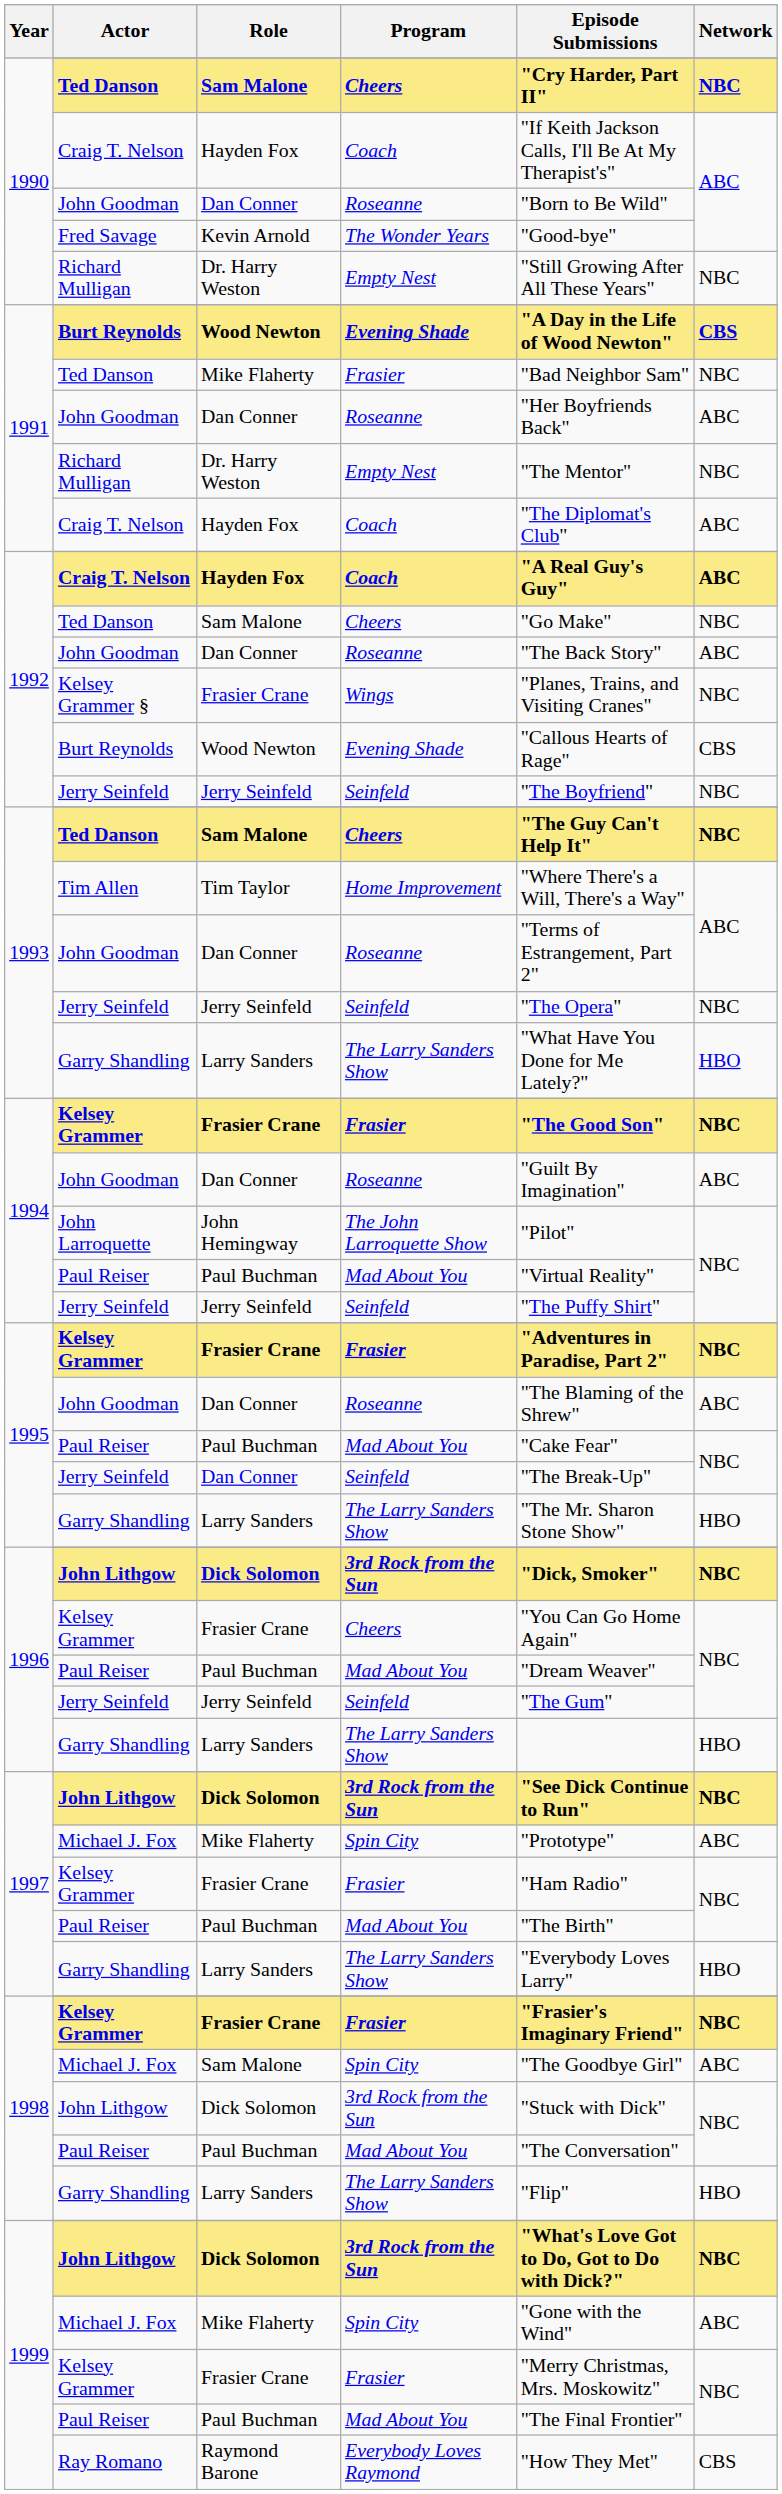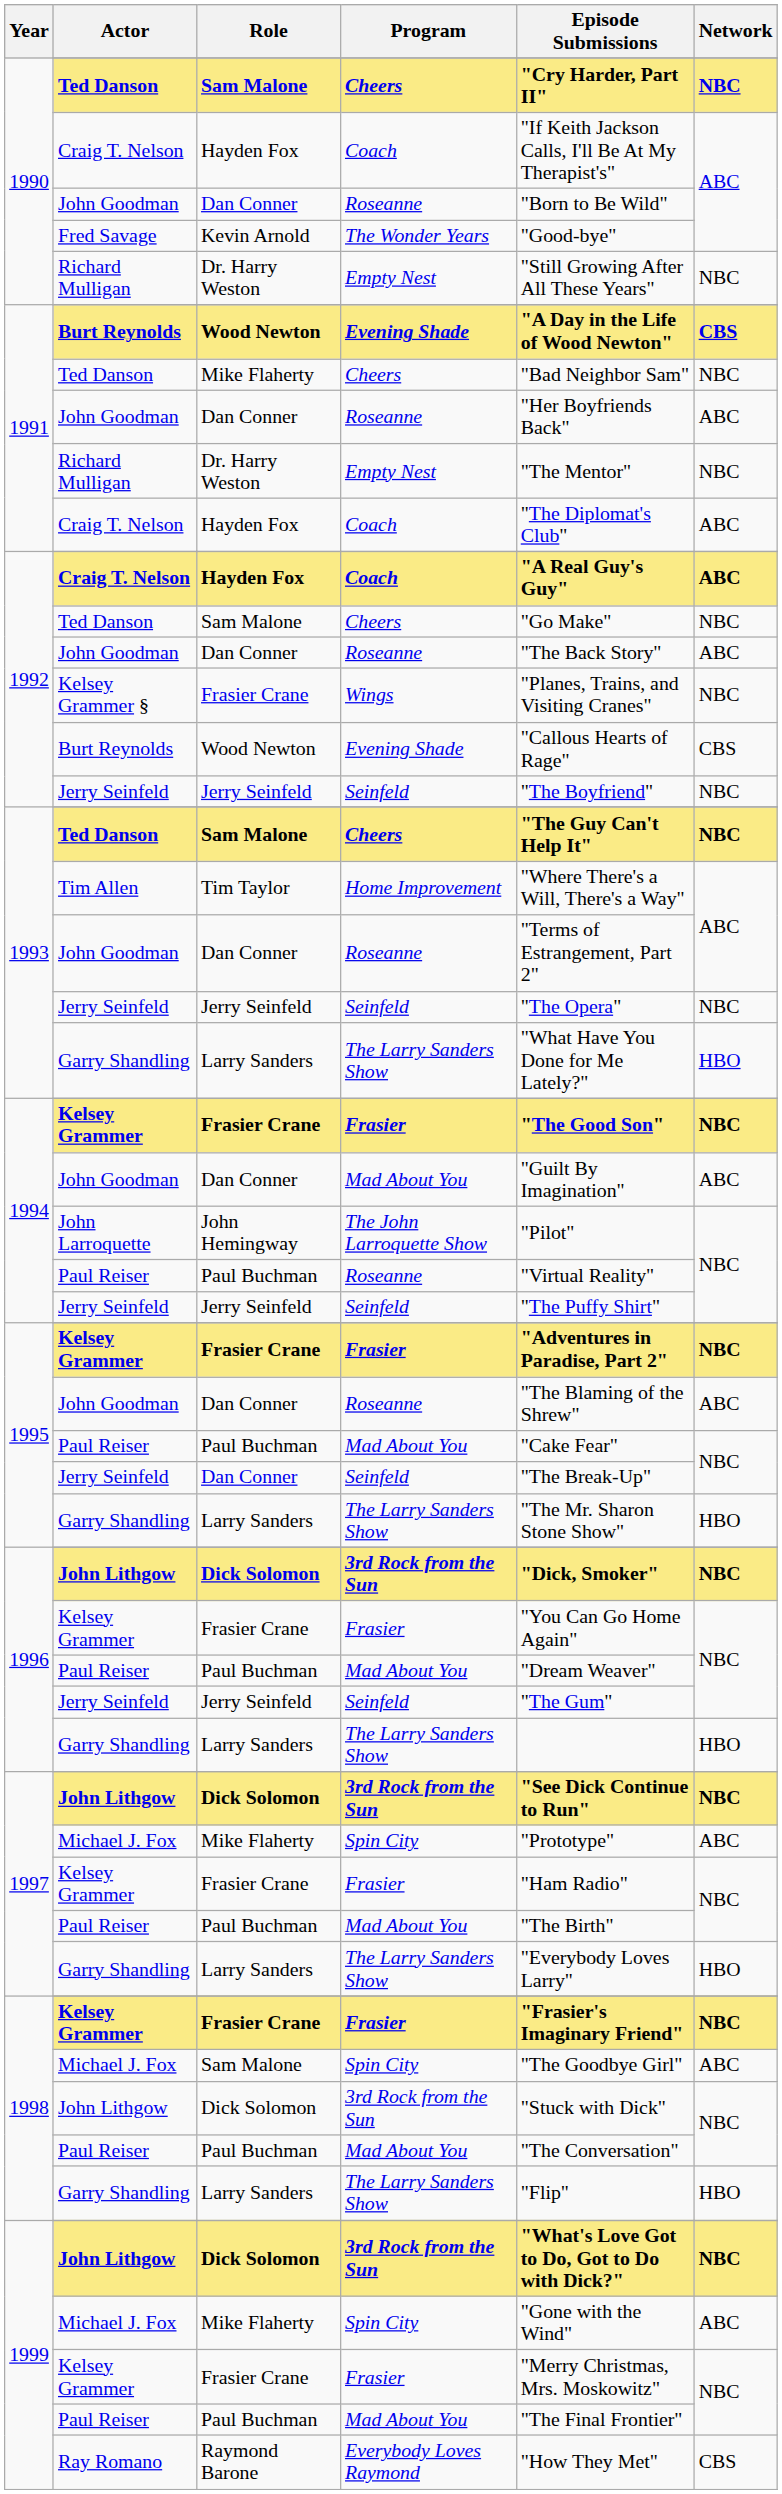(375, 374) Frasier -> (373, 374) Cheers
(384, 1179) Roseanne -> (406, 1179) Mad About You
(406, 1275) Mad About You -> (384, 1275) Roseanne
(373, 1627) Cheers -> (375, 1627) Frasier
